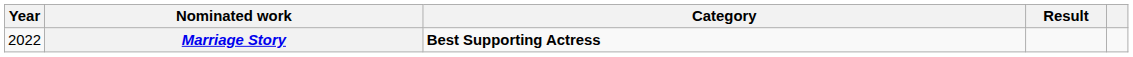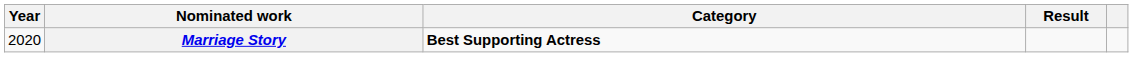(24, 39) 2022 -> (24, 39) 2020
